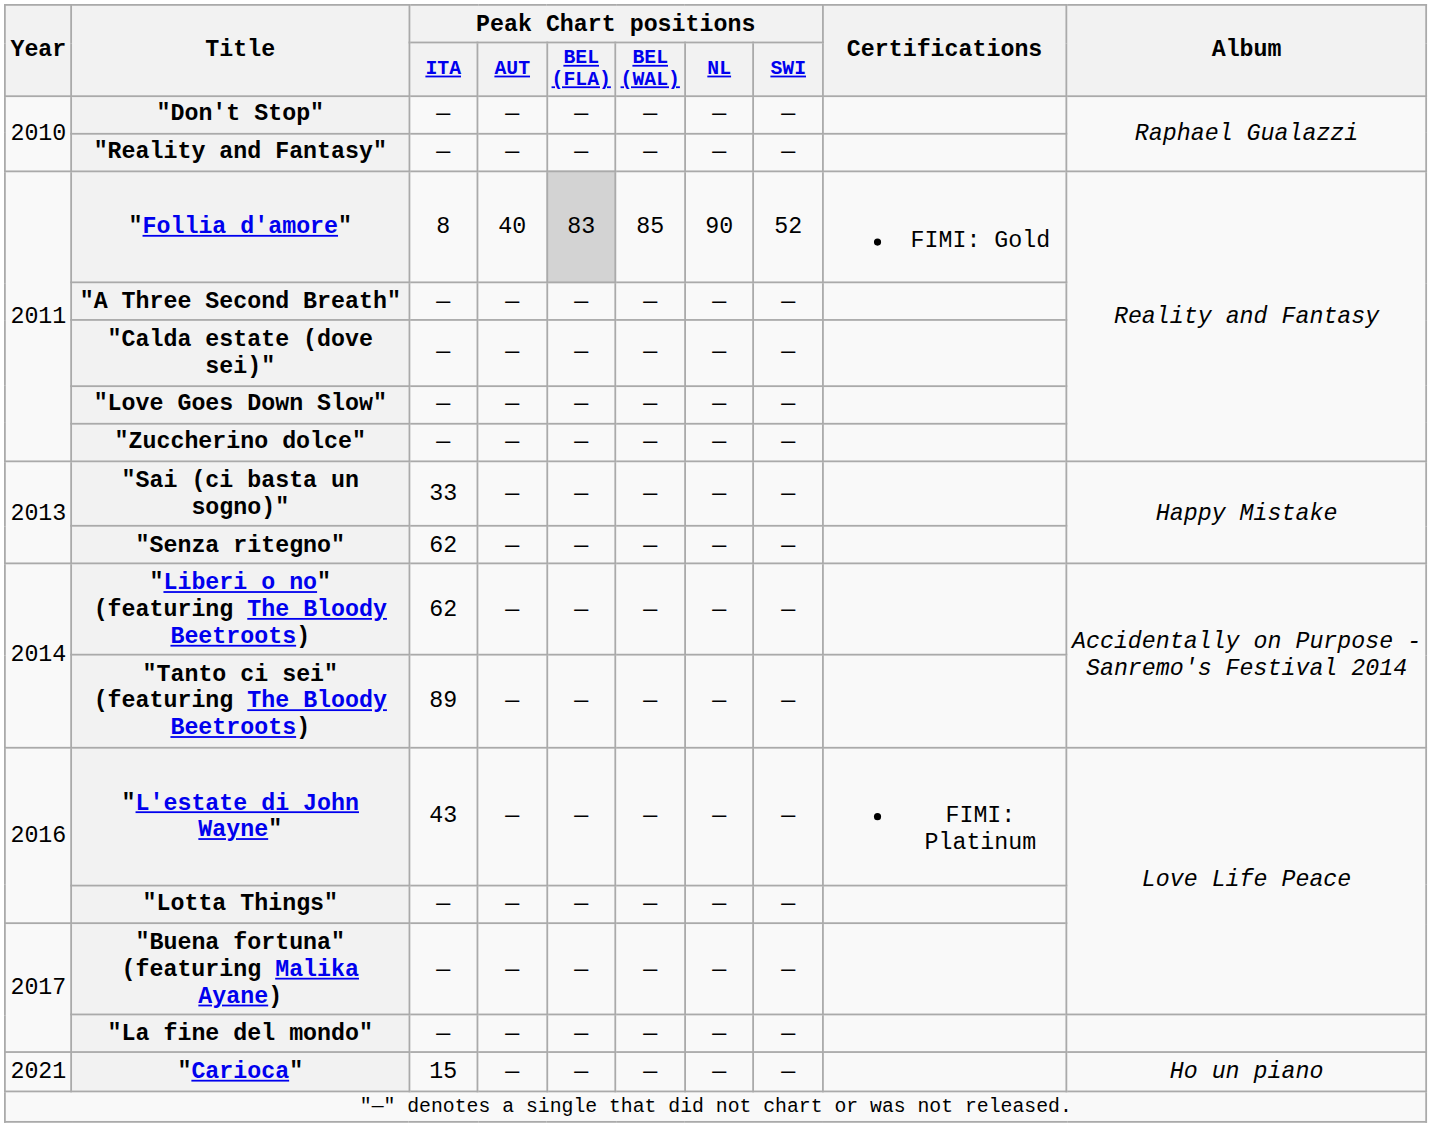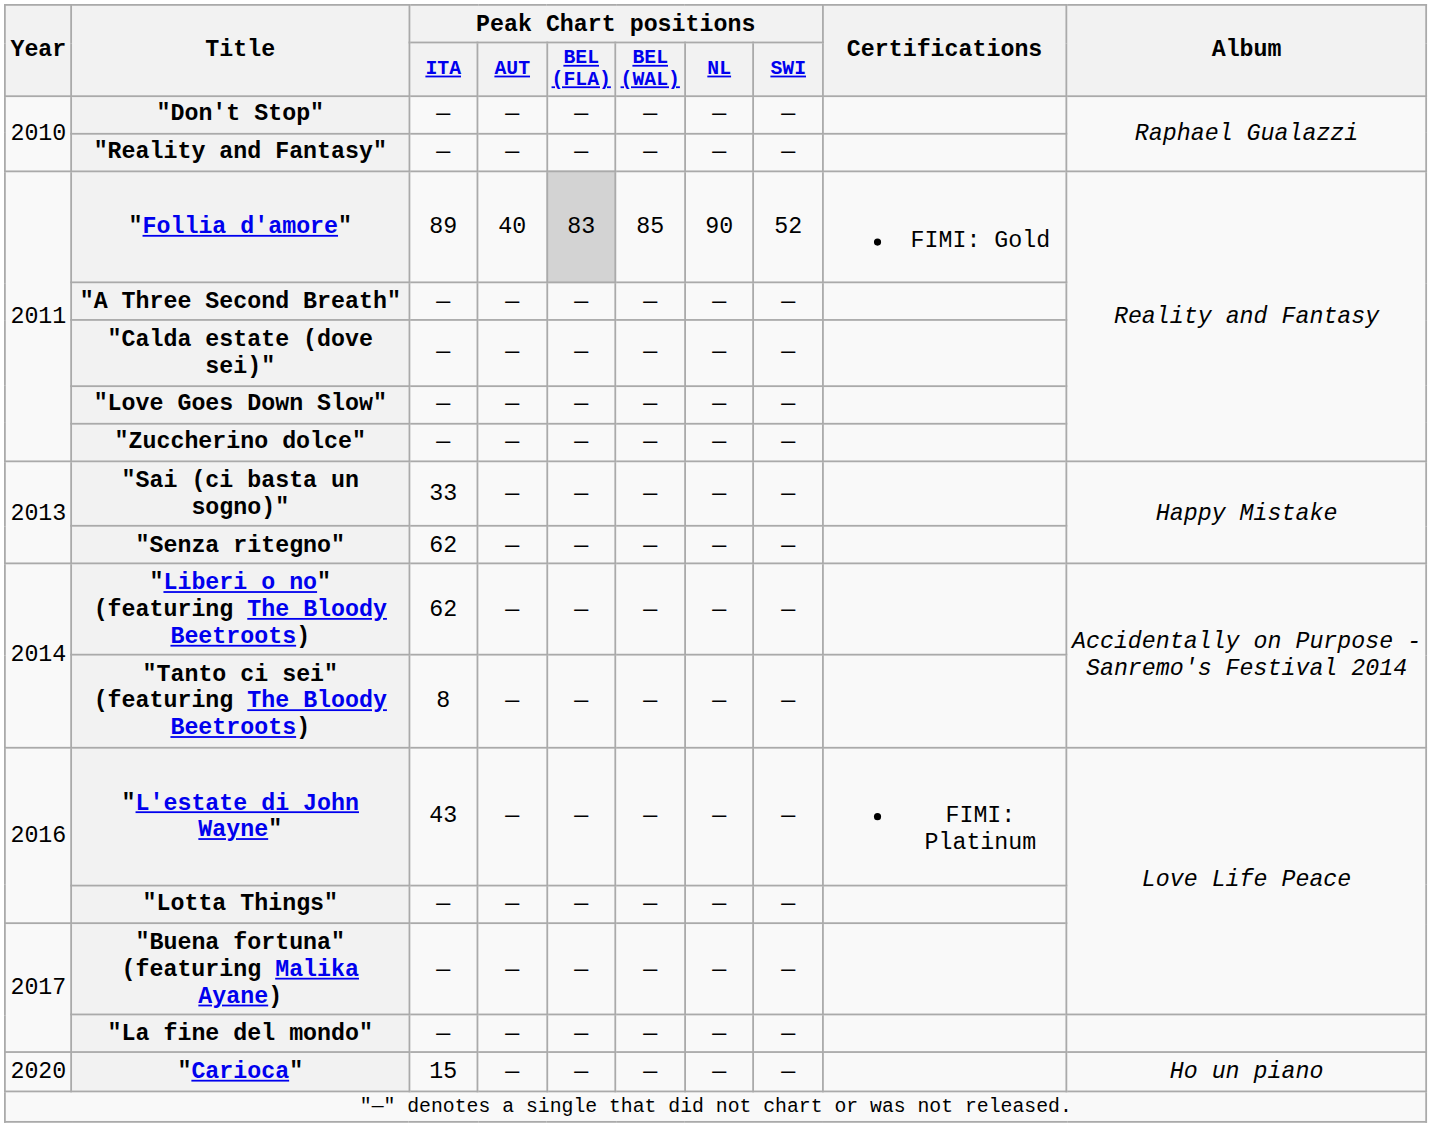(443, 227) 8 -> (443, 227) 89
(443, 701) 89 -> (443, 701) 8
(38, 1072) 2021 -> (38, 1072) 2020
